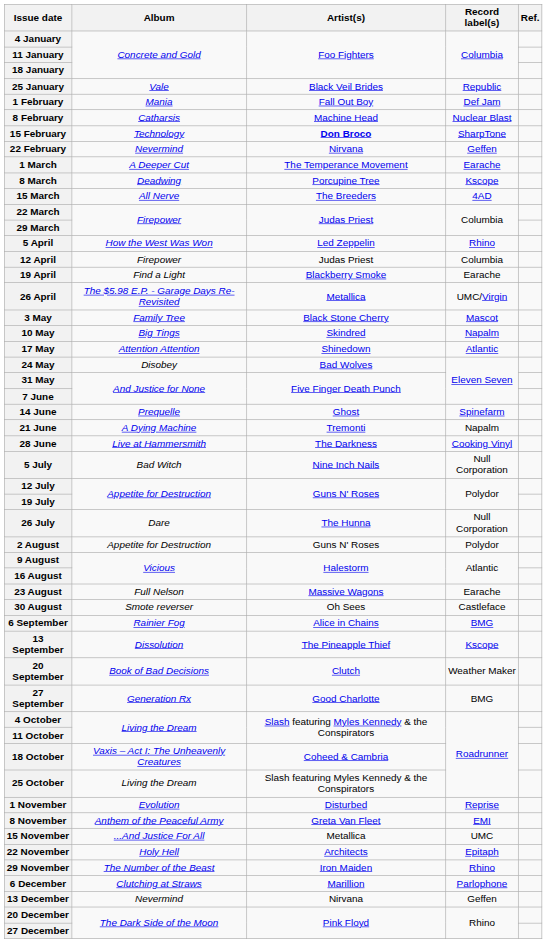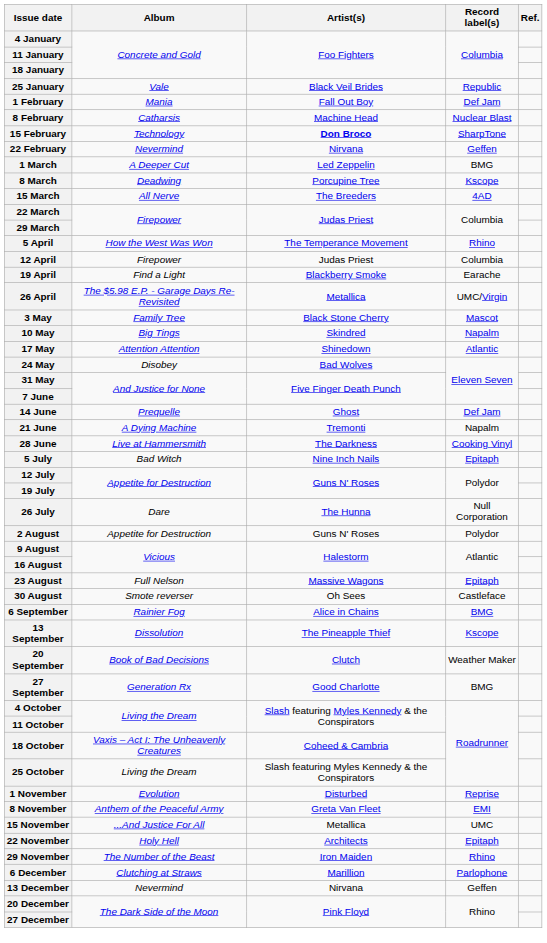(346, 165) The Temperance Movement -> (346, 165) Led Zeppelin
(482, 165) Earache -> (482, 165) BMG
(346, 243) Led Zeppelin -> (346, 243) The Temperance Movement
(482, 412) Spinefarm -> (482, 412) Def Jam
(482, 465) Null Corporation -> (482, 459) Epitaph
(482, 591) Earache -> (482, 580) Epitaph
